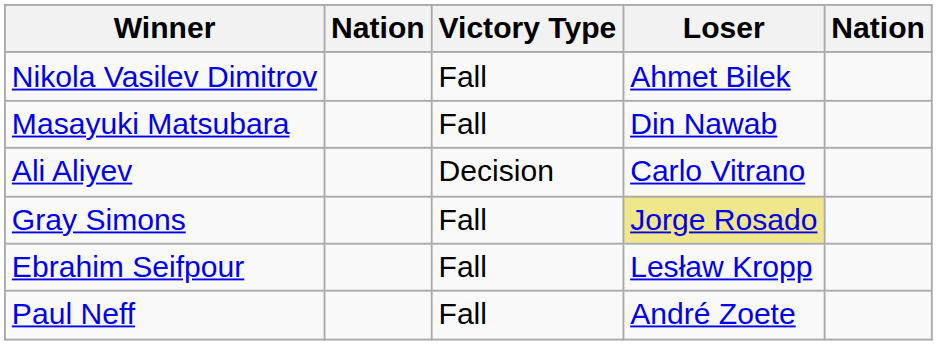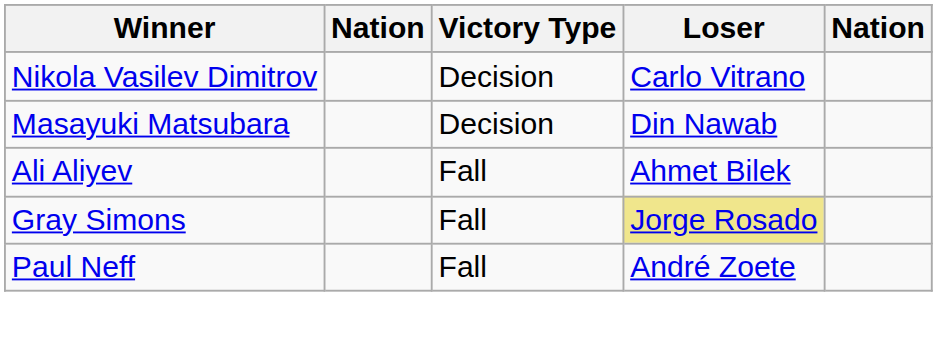(463, 76) Fall -> (496, 76) Decision
(710, 76) Ahmet Bilek -> (718, 76) Carlo Vitrano
(463, 123) Fall -> (496, 123) Decision
(496, 171) Decision -> (463, 171) Fall
(718, 171) Carlo Vitrano -> (710, 171) Ahmet Bilek
- row: (128, 266)
